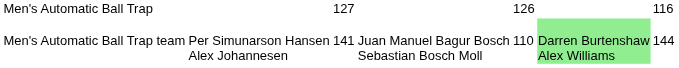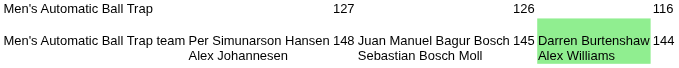(344, 41) 141 -> (344, 41) 148
(523, 41) 110 -> (524, 41) 145
